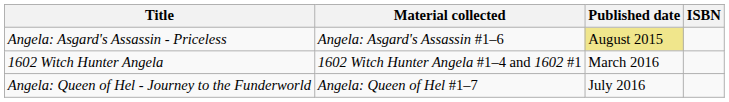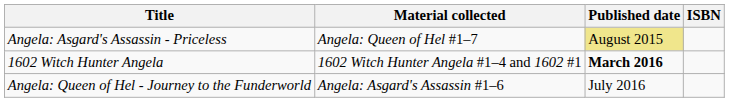(411, 39) Angela: Asgard's Assassin #1–6 -> (398, 39) Angela: Queen of Hel #1–7
(624, 62) normal -> (626, 62) bold
(398, 85) Angela: Queen of Hel #1–7 -> (411, 85) Angela: Asgard's Assassin #1–6
